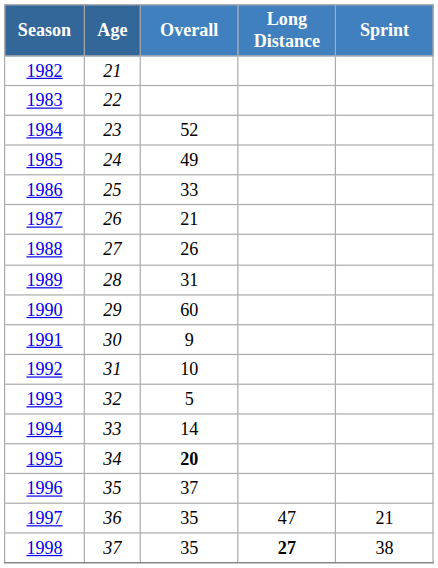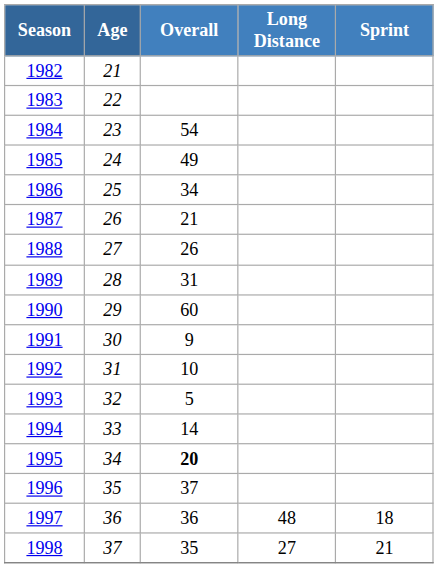(189, 130) 52 -> (189, 130) 54
(189, 190) 33 -> (189, 190) 34
(189, 518) 35 -> (189, 518) 36
(287, 518) 47 -> (287, 518) 48
(385, 518) 21 -> (385, 518) 18
(287, 548) bold -> (287, 548) normal
(385, 548) 38 -> (385, 548) 21
